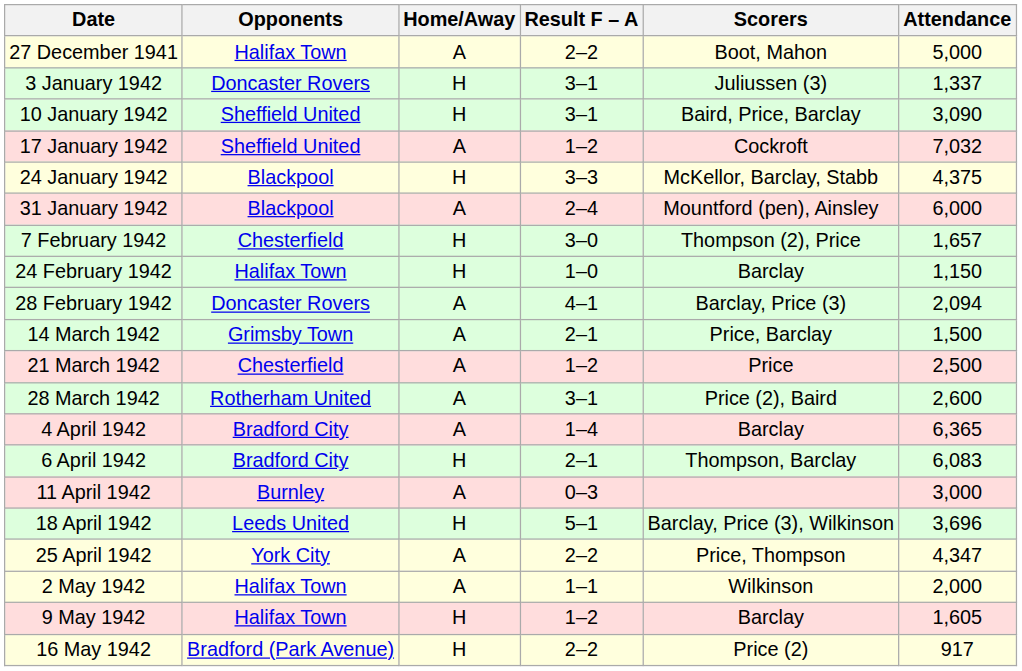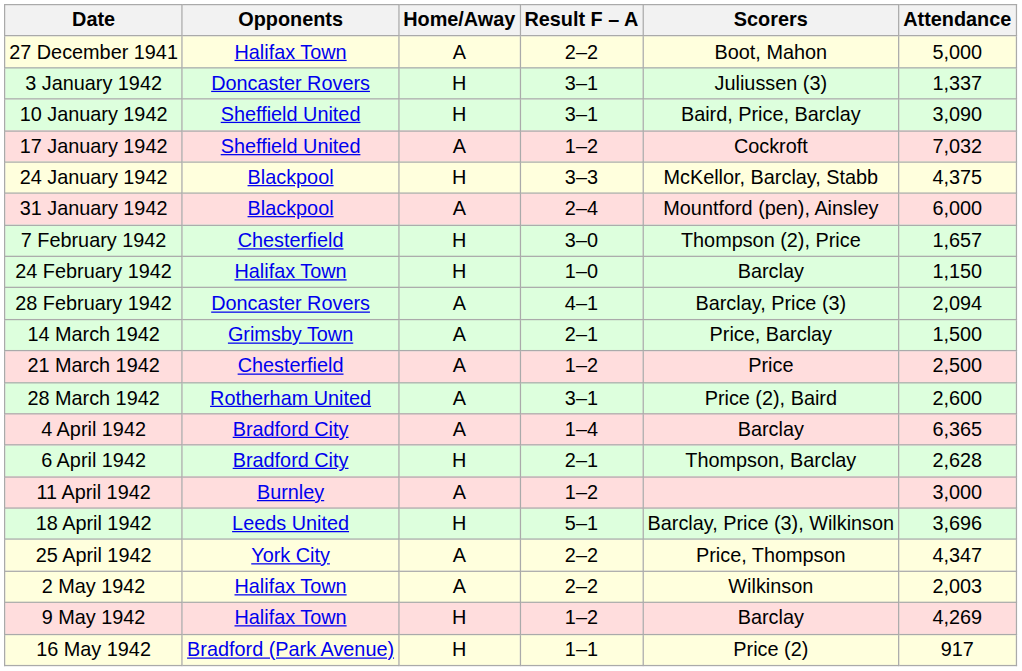(957, 460) 6,083 -> (957, 460) 2,628
(581, 492) 0–3 -> (581, 492) 1–2
(581, 586) 1–1 -> (581, 586) 2–2
(957, 586) 2,000 -> (957, 586) 2,003
(957, 618) 1,605 -> (957, 618) 4,269
(581, 649) 2–2 -> (581, 649) 1–1
